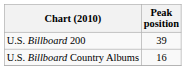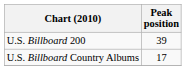(161, 57) 16 -> (161, 57) 17
